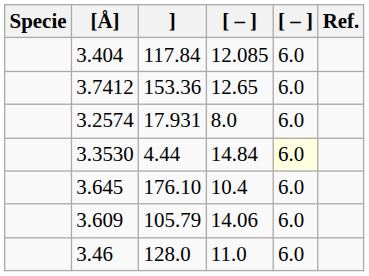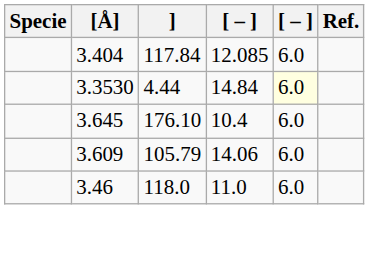- row: (105, 87)
- row: (105, 120)
(167, 253) 128.0 -> (167, 187) 118.0
